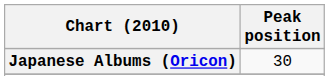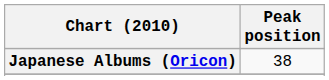(282, 62) 30 -> (282, 62) 38
